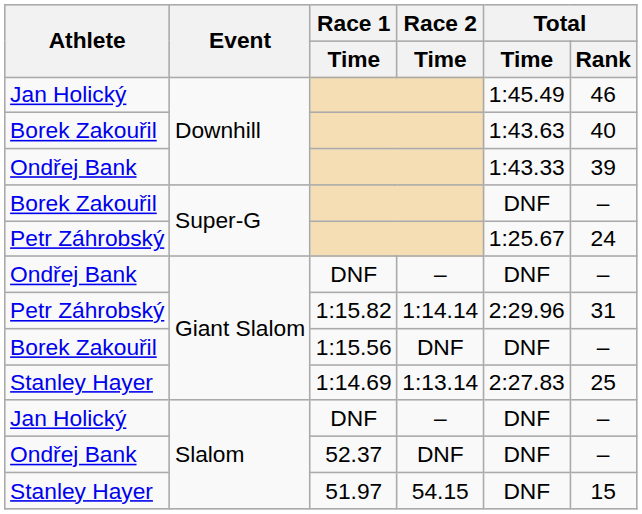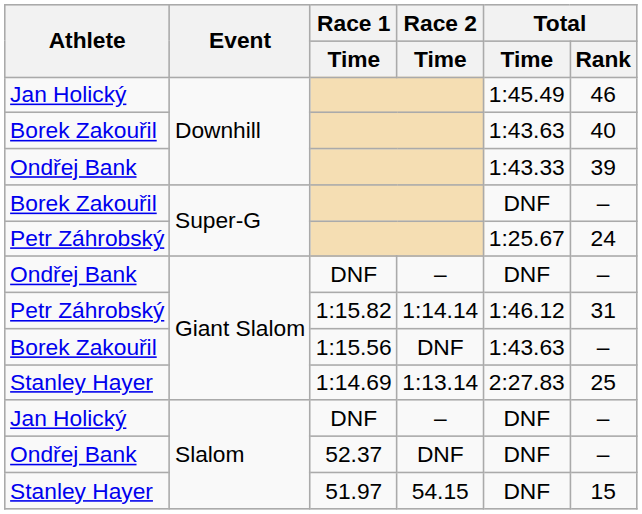(527, 311) 2:29.96 -> (527, 311) 1:46.12
(527, 347) DNF -> (527, 347) 1:43.63
